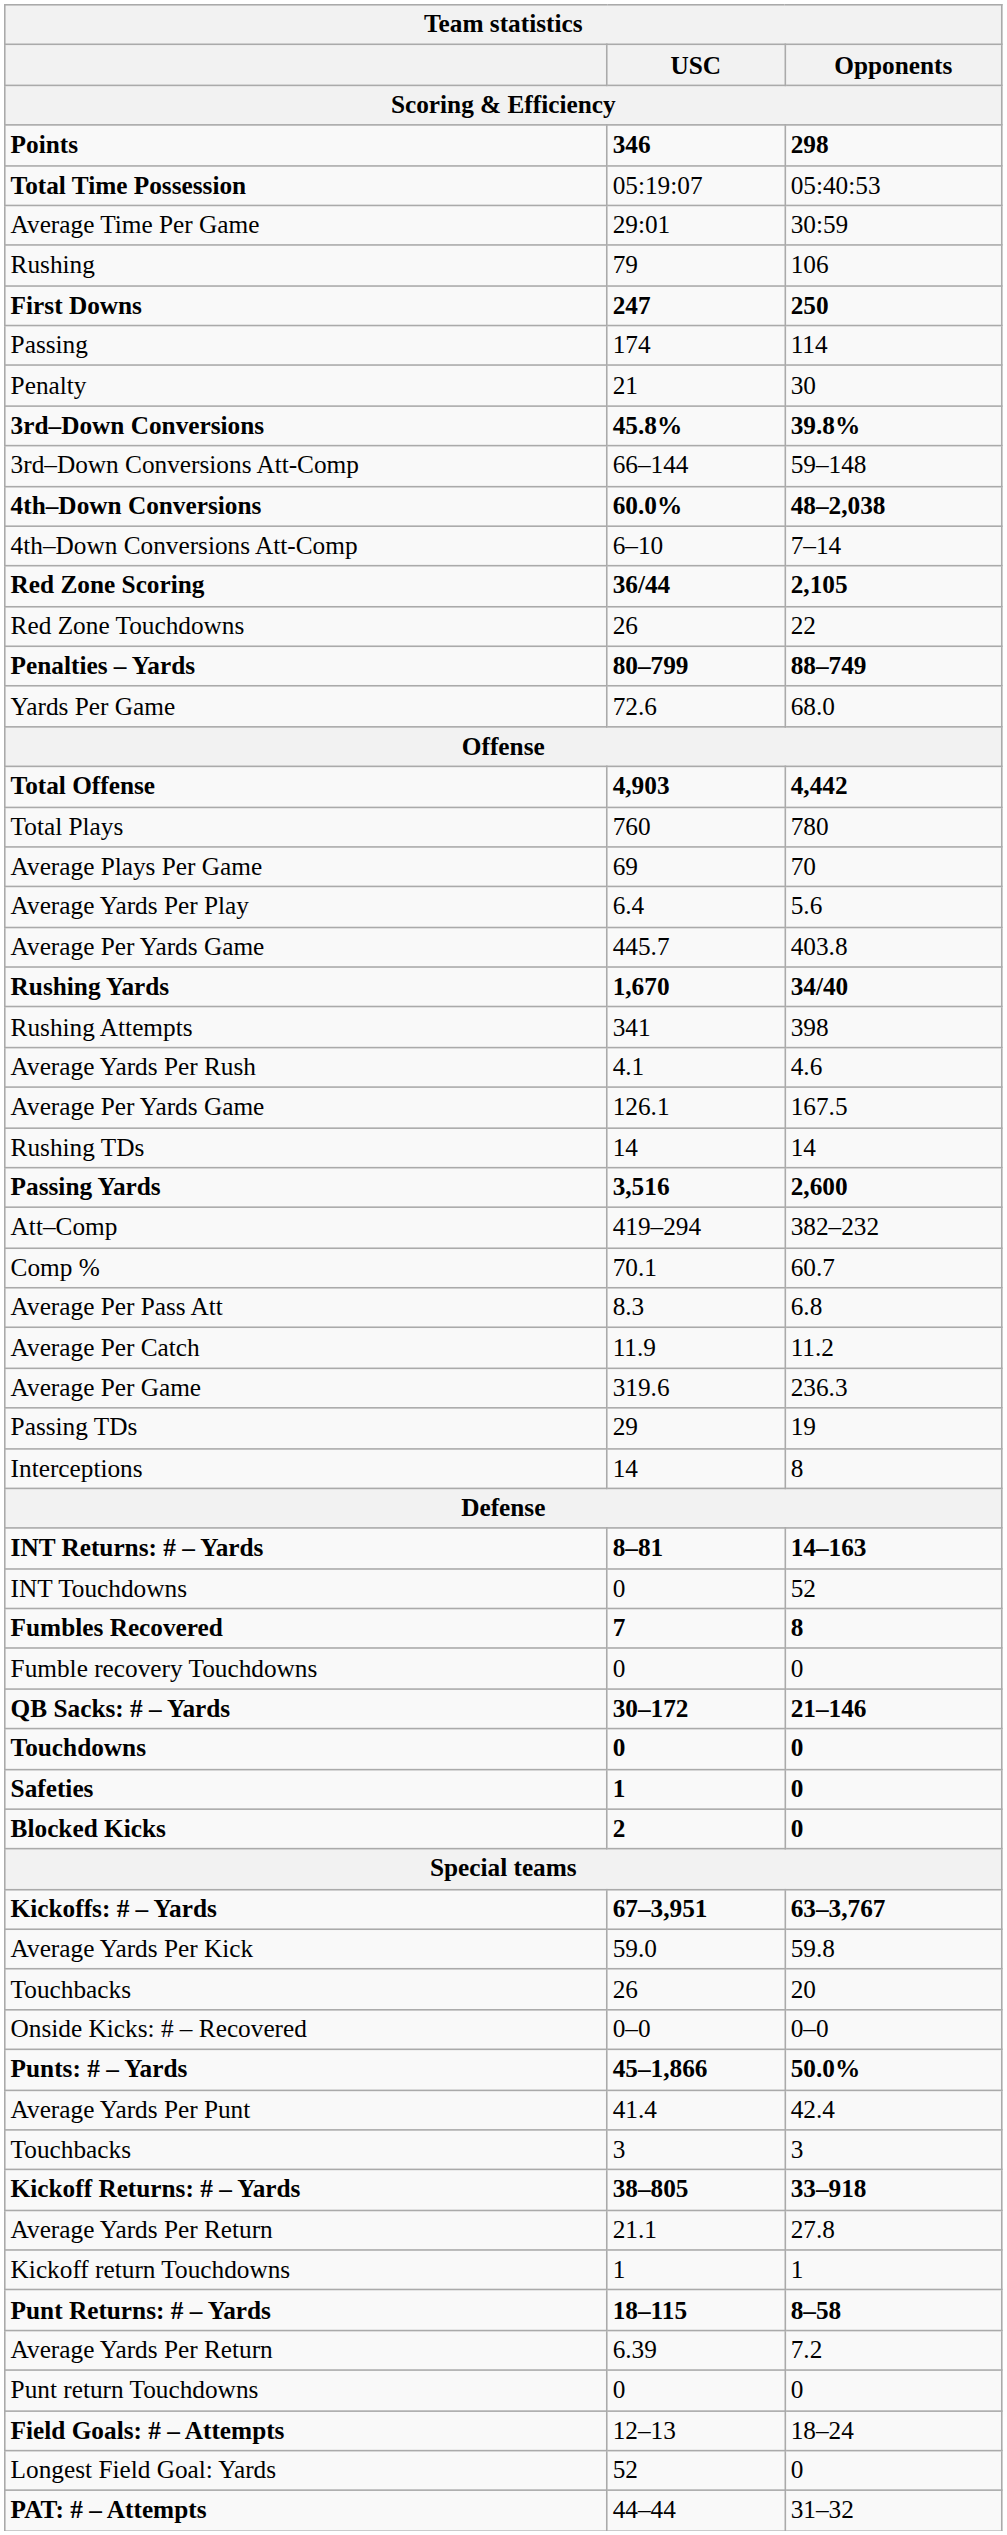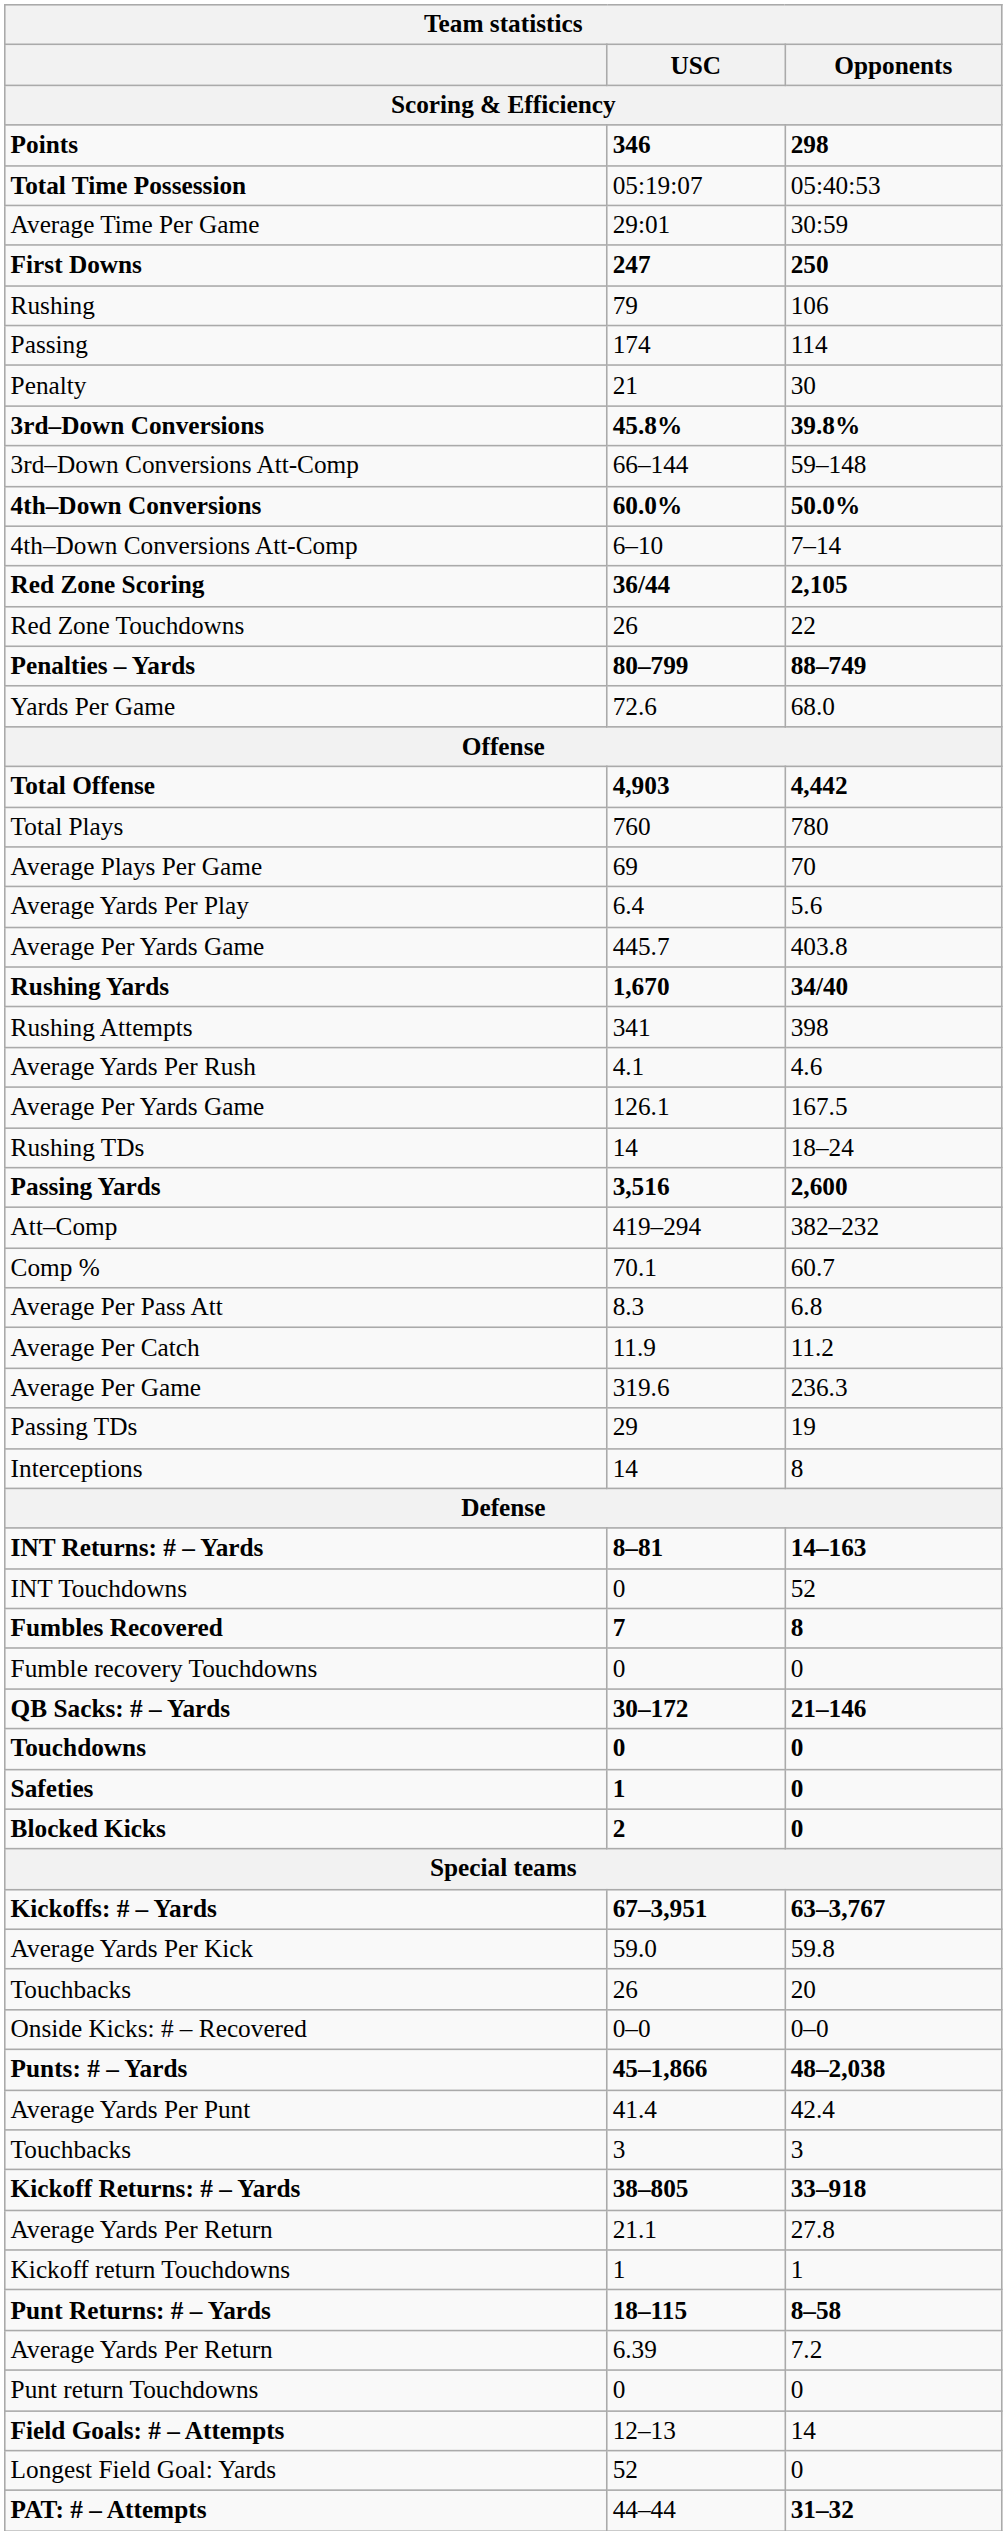rows swapped: (76, 305) <-> (53, 265)
(838, 505) 48–2,038 -> (825, 505) 50.0%
(803, 1147) 14 -> (822, 1147) 18–24
(825, 2069) 50.0% -> (838, 2069) 48–2,038
(822, 2430) 18–24 -> (803, 2430) 14
(822, 2510) normal -> (822, 2510) bold
